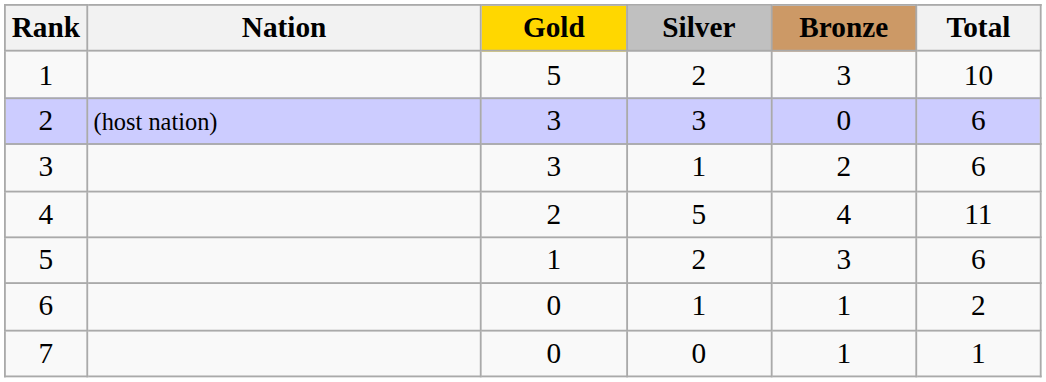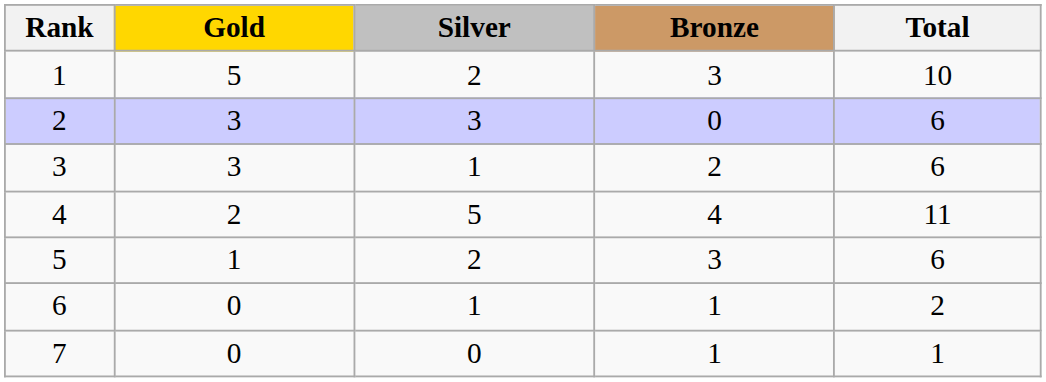- column: (284, 27)
